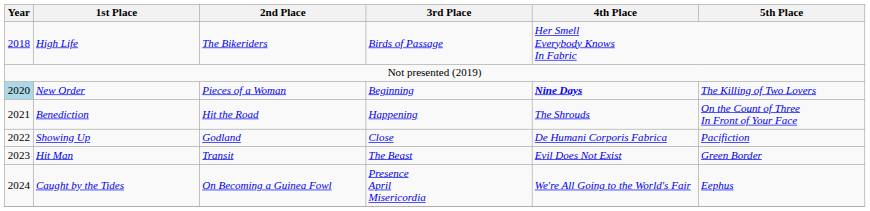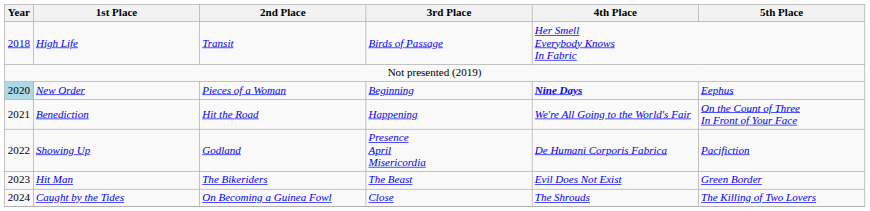(235, 43) The Bikeriders -> (218, 43) Transit
(759, 90) The Killing of Two Lovers -> (717, 90) Eephus
(562, 114) The Shrouds -> (613, 114) We're All Going to the World's Fair
(381, 138) Close -> (397, 150) Presence April Misericordia
(218, 155) Transit -> (235, 180) The Bikeriders
(397, 185) Presence April Misericordia -> (381, 197) Close
(613, 185) We're All Going to the World's Fair -> (562, 197) The Shrouds
(717, 185) Eephus -> (759, 197) The Killing of Two Lovers
